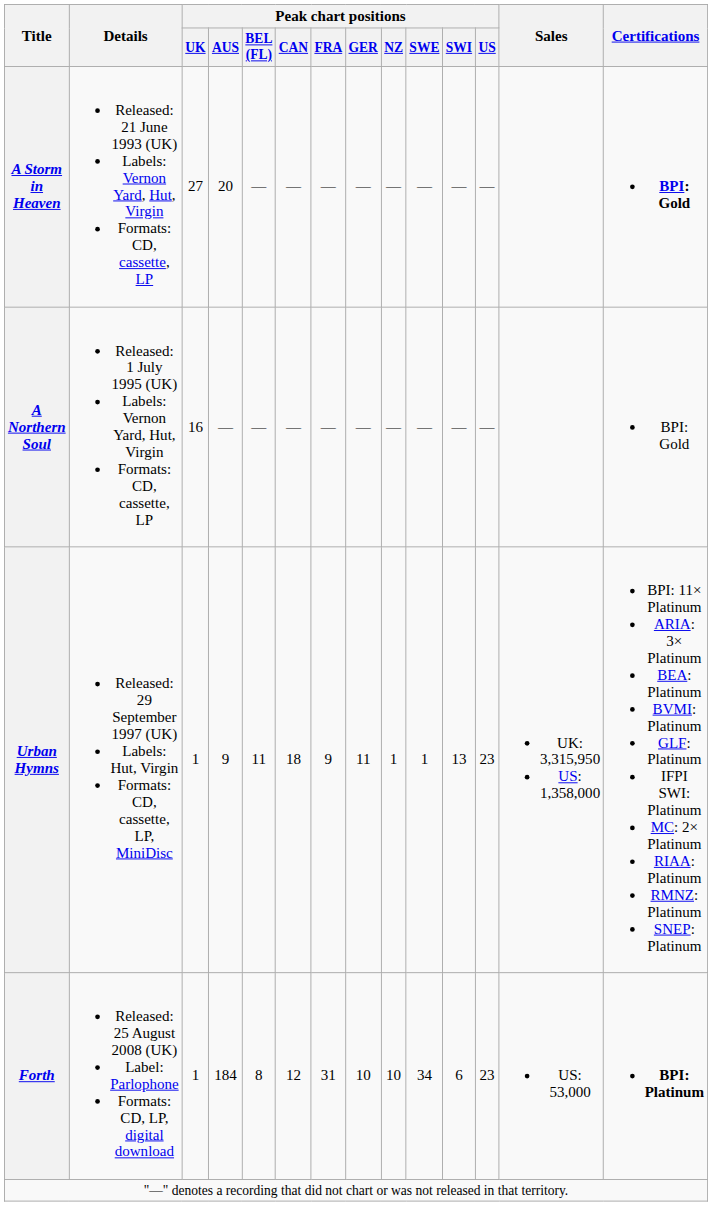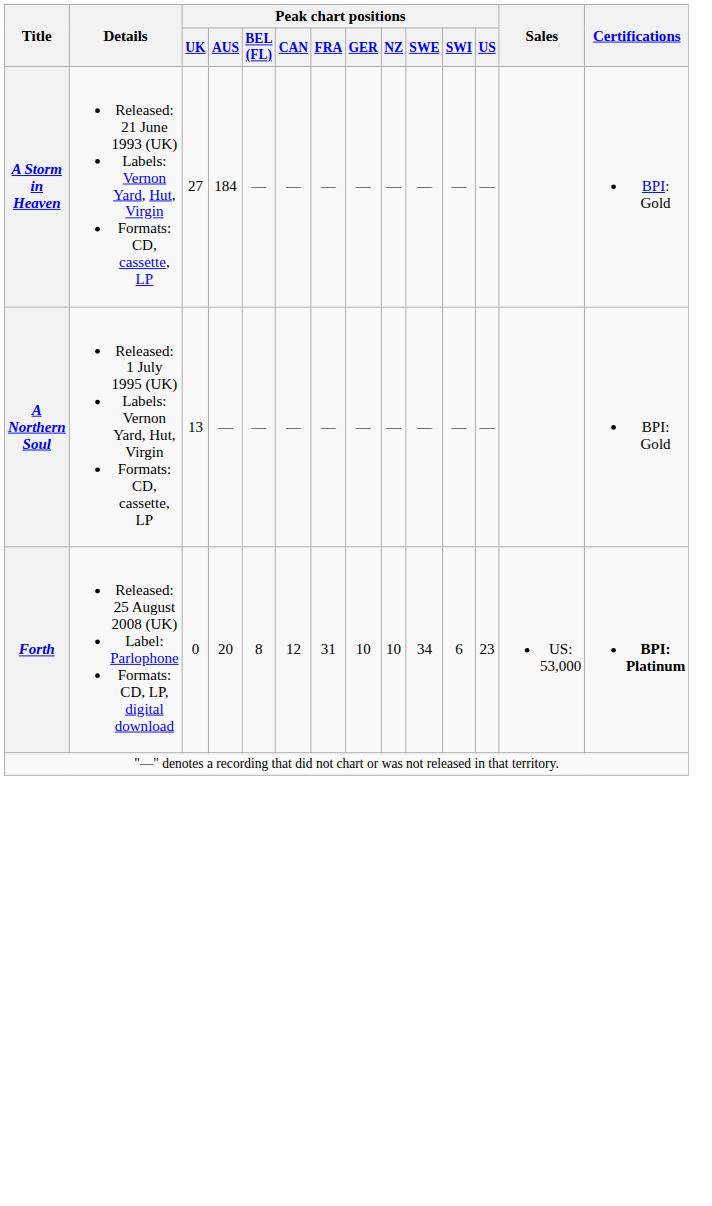(225, 186) 20 -> (225, 186) 184
(656, 195) bold -> (637, 195) normal
(195, 426) 16 -> (195, 426) 13
- row: (37, 759)
(195, 1076) 1 -> (195, 649) 0
(225, 1076) 184 -> (225, 649) 20
